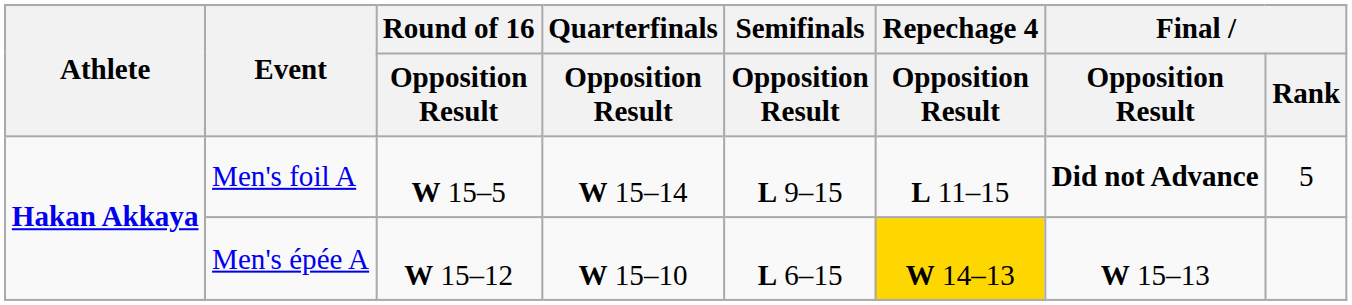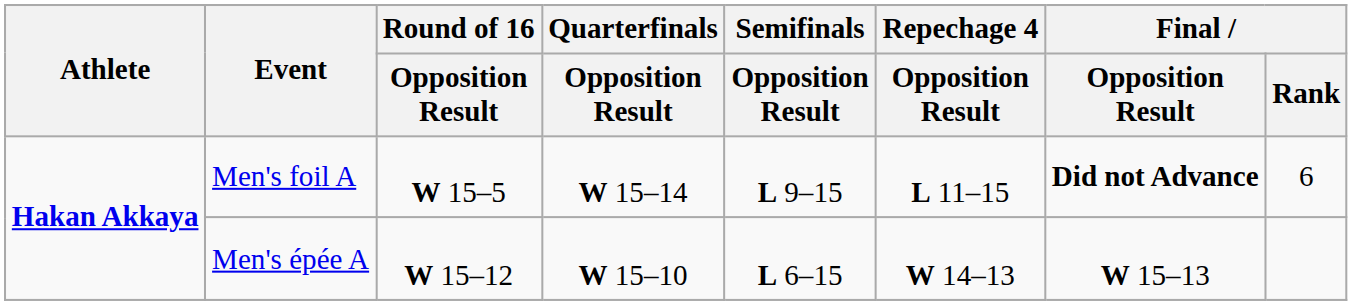(1306, 176) 5 -> (1306, 176) 6
(960, 275) gold background -> (960, 275) no background
